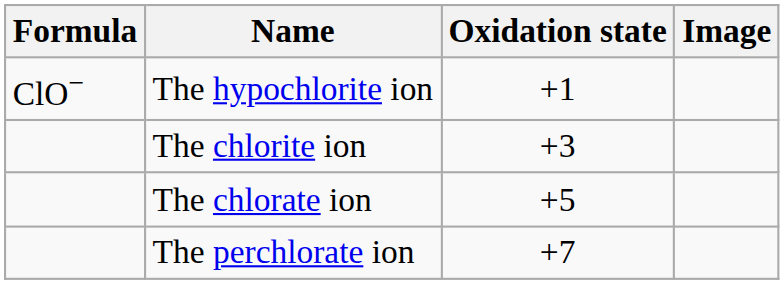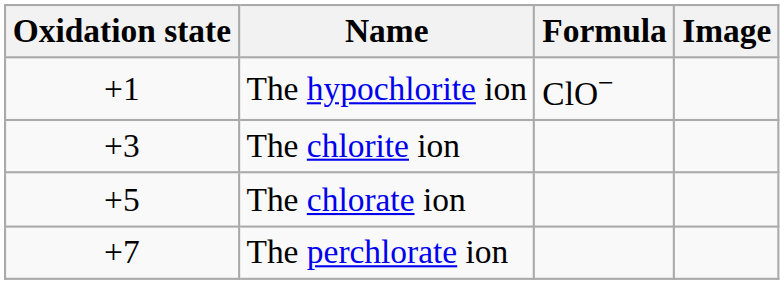columns swapped: (558, 31) <-> (75, 31)
